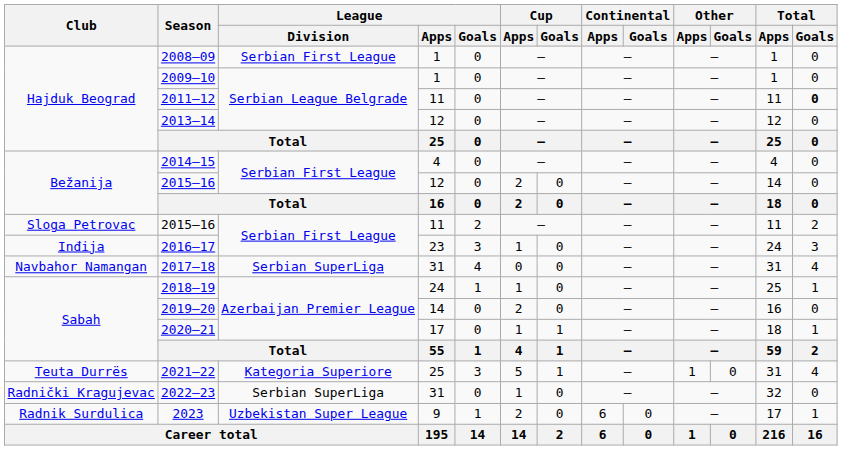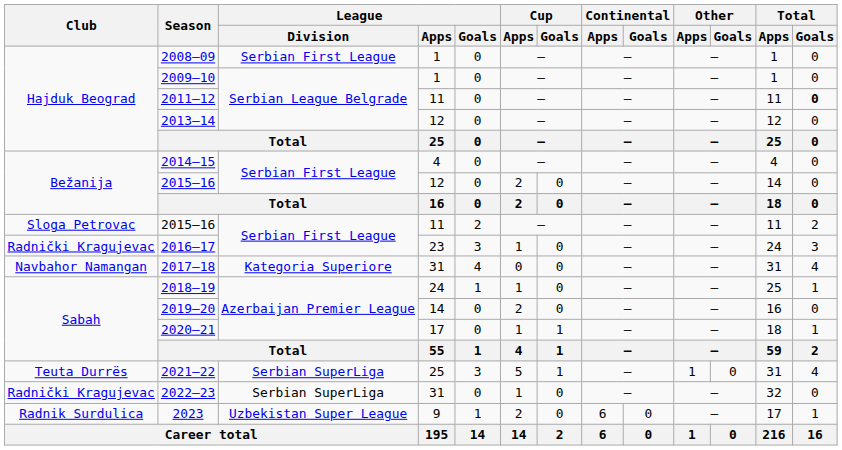(81, 246) Inđija -> (81, 246) Radnički Kragujevac
(318, 267) Serbian SuperLiga -> (318, 267) Kategoria Superiore
(318, 372) Kategoria Superiore -> (318, 372) Serbian SuperLiga
